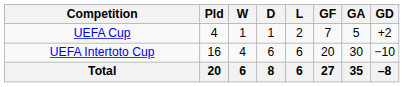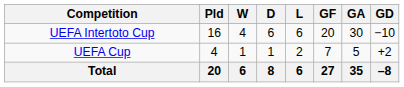rows swapped: (102, 33) <-> (102, 52)
